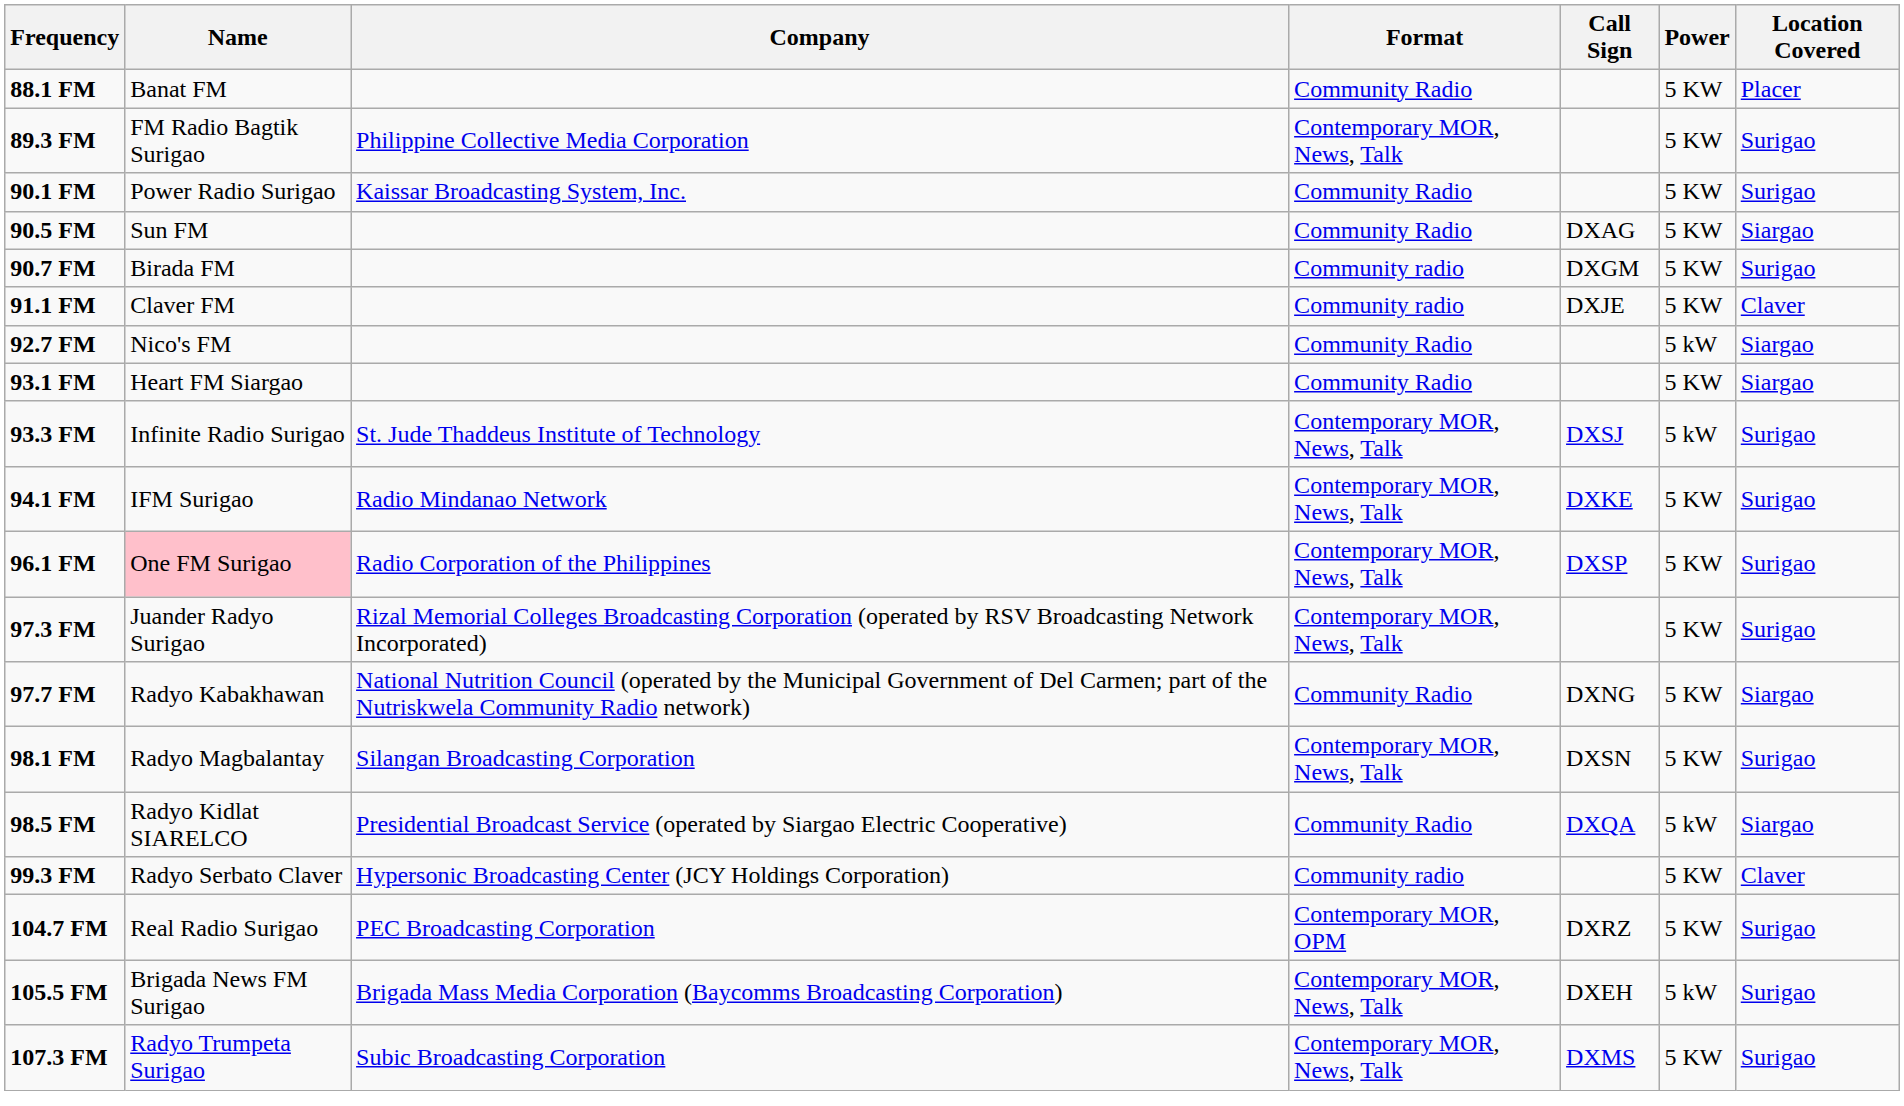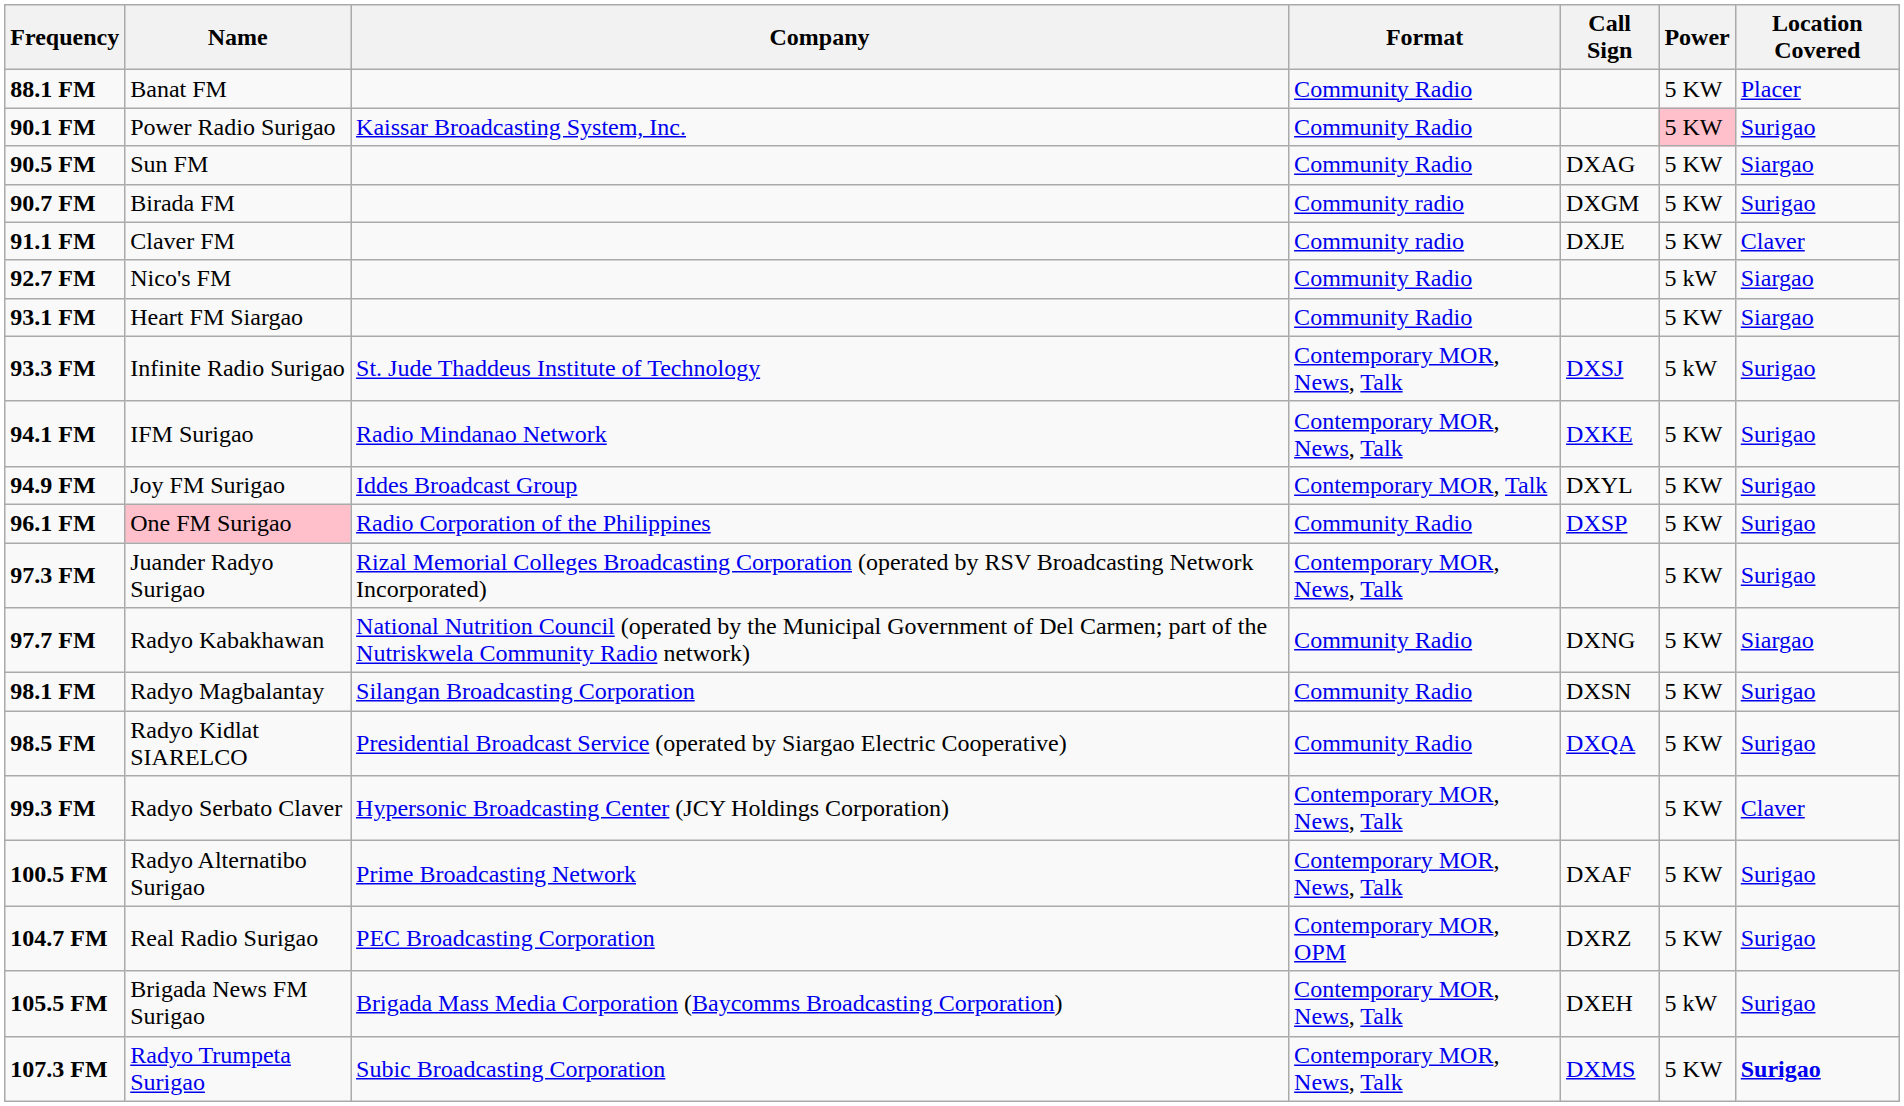- row: (53, 140)
(1693, 191) no background -> (1693, 126) pink background
+ row: (53, 485)
(1397, 563) Contemporary MOR, News, Talk -> (1383, 523) Community Radio
(1397, 758) Contemporary MOR, News, Talk -> (1383, 691) Community Radio
(1691, 823) 5 kW -> (1693, 742) 5 KW
(1777, 823) Siargao -> (1778, 742) Surigao
(1379, 875) Community radio -> (1397, 808) Contemporary MOR, News, Talk
+ row: (59, 873)
(1778, 1057) normal -> (1781, 1068) bold
